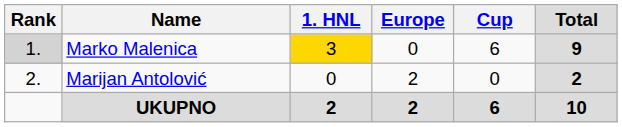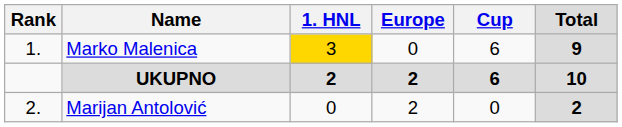(33, 49) lightgrey background -> (33, 49) no background
rows swapped: (136, 78) <-> (176, 108)
